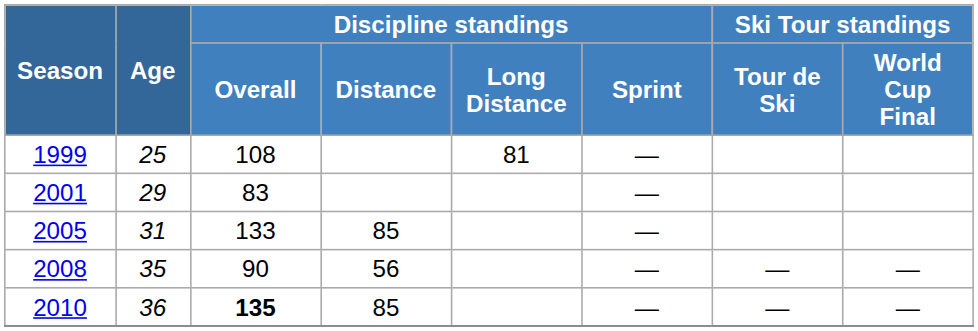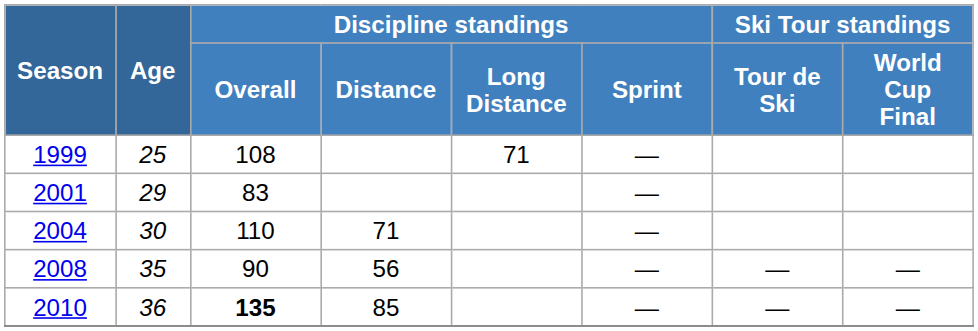(516, 155) 81 -> (516, 155) 71
+ row: (60, 231)
- row: (60, 231)
